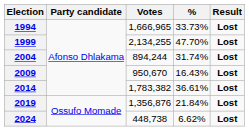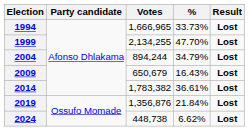(192, 57) 31.74% -> (192, 57) 34.79%
(150, 73) 950,670 -> (150, 73) 650,679
